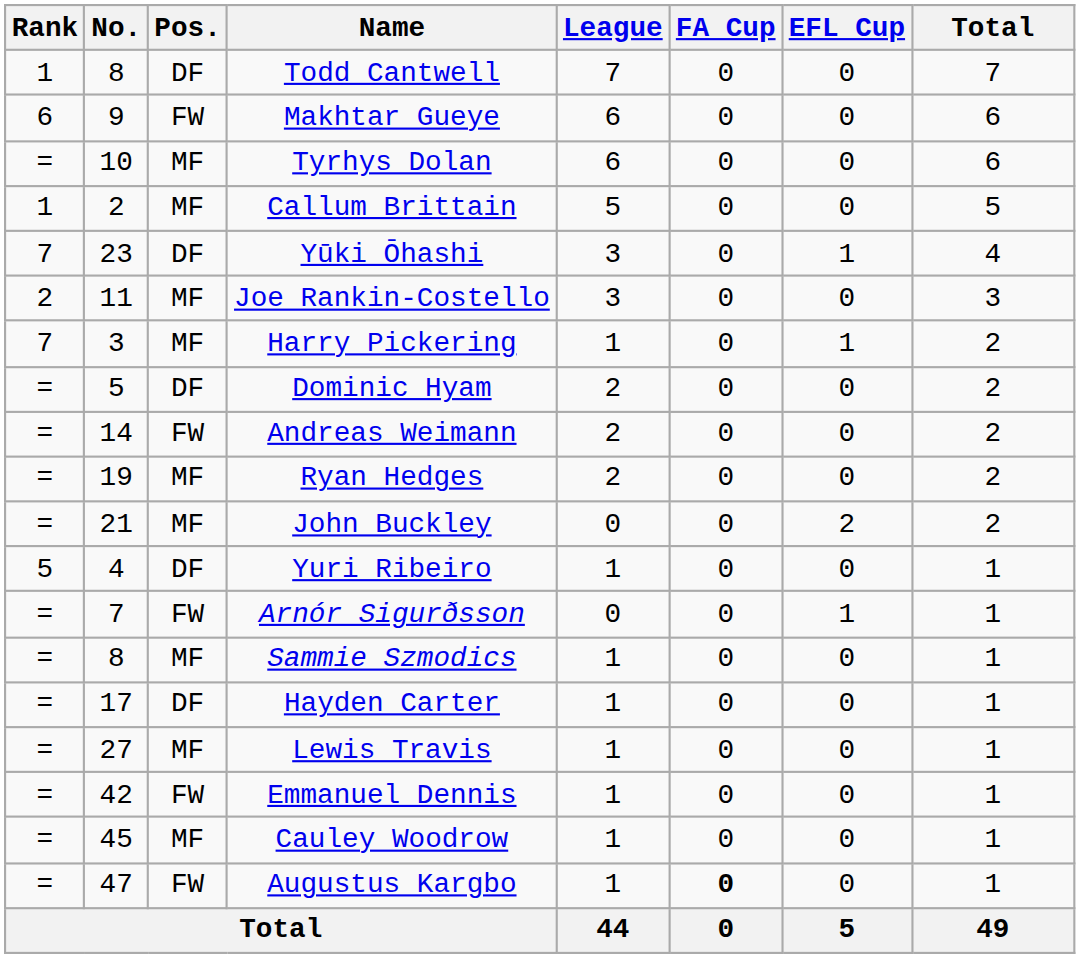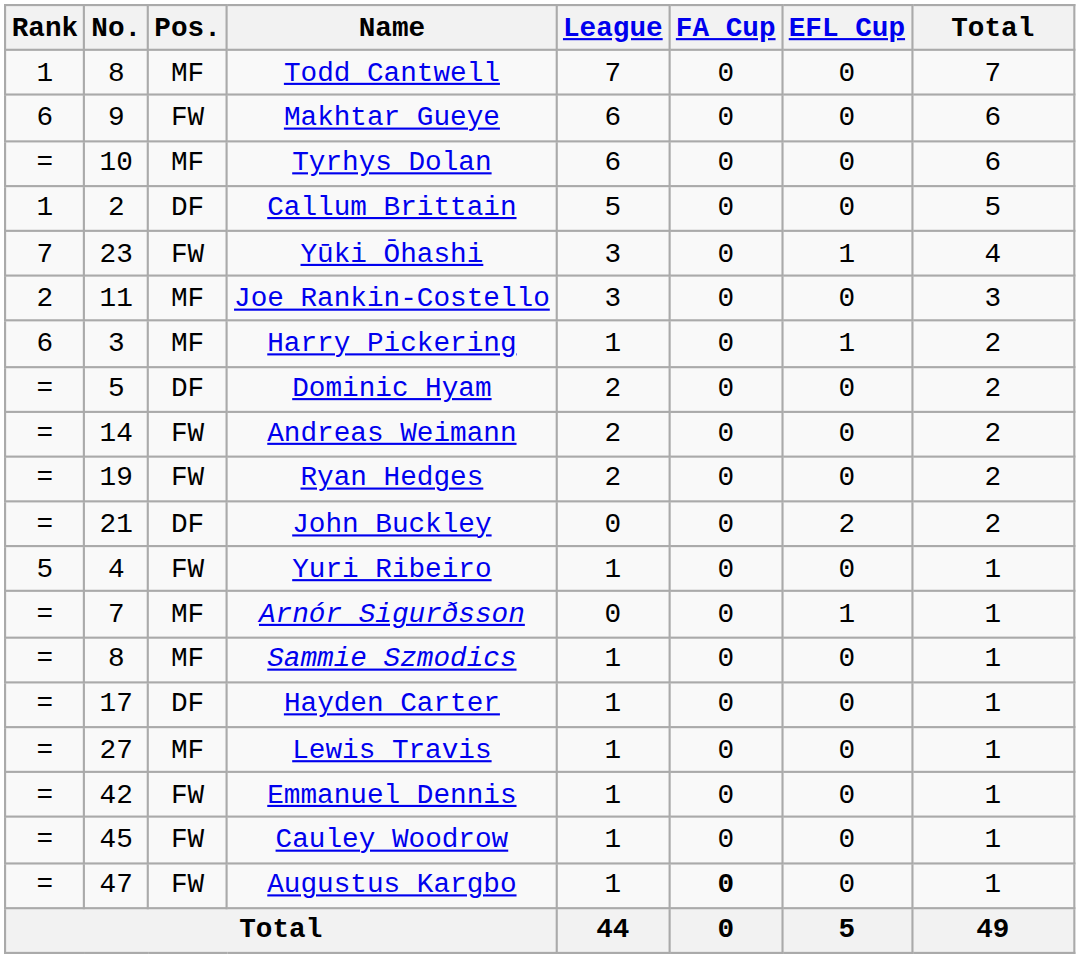(188, 73) DF -> (188, 73) MF
(188, 208) MF -> (188, 208) DF
(188, 253) DF -> (188, 253) FW
(45, 344) 7 -> (45, 344) 6
(188, 479) MF -> (188, 479) FW
(188, 524) MF -> (188, 524) DF
(188, 569) DF -> (188, 569) FW
(188, 614) FW -> (188, 614) MF
(188, 840) MF -> (188, 840) FW
